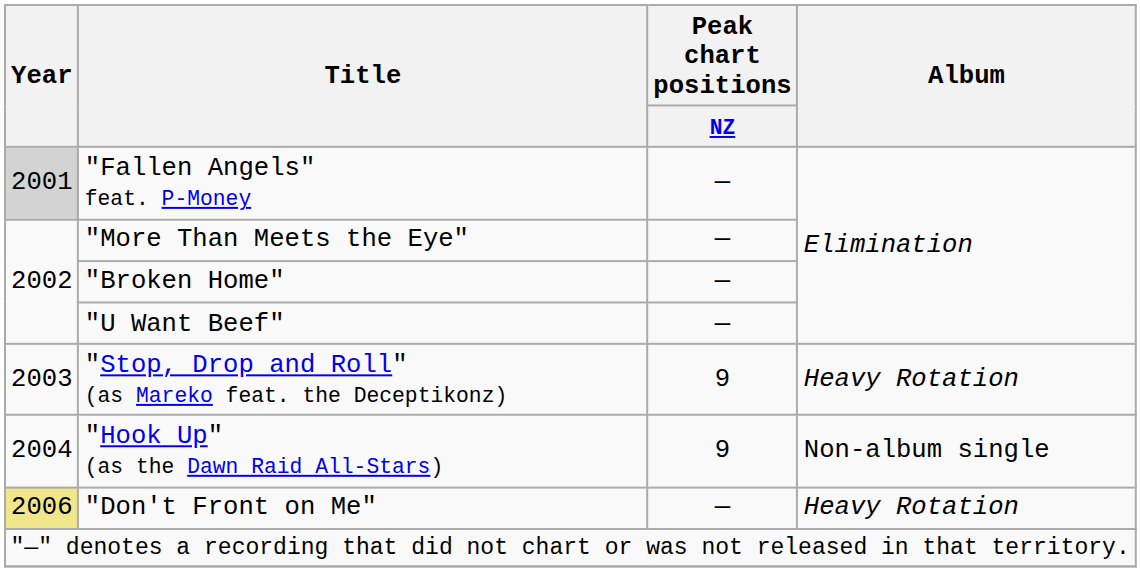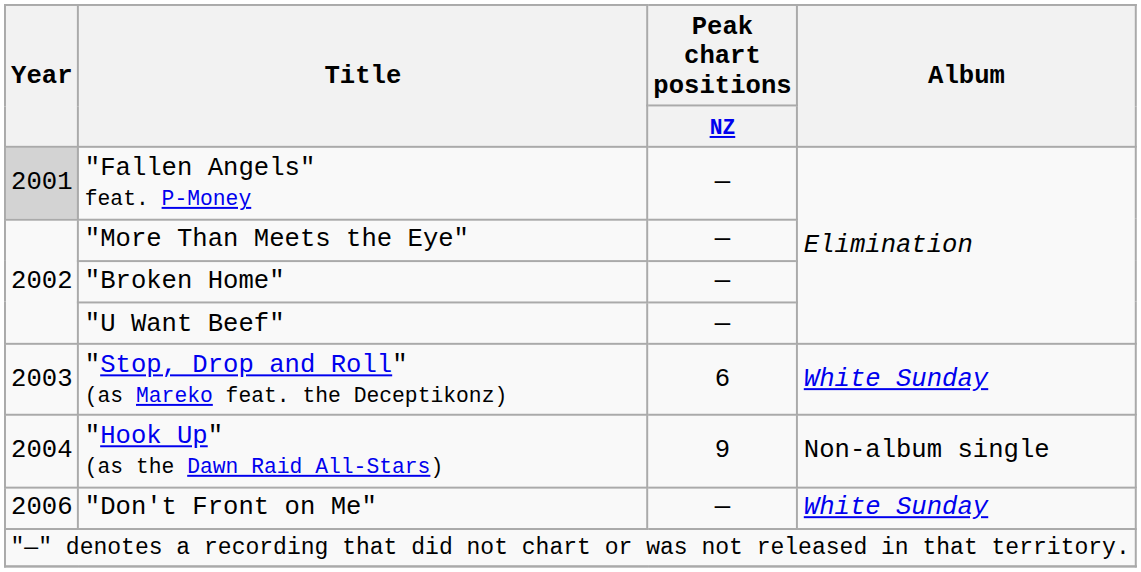(722, 380) 9 -> (722, 380) 6
(911, 380) Heavy Rotation -> (896, 380) White Sunday
(42, 508) khaki background -> (42, 508) no background
(911, 508) Heavy Rotation -> (896, 508) White Sunday
